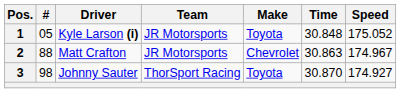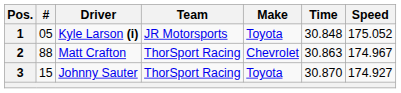(186, 53) JR Motorsports -> (192, 53) ThorSport Racing
(46, 73) 98 -> (46, 73) 15
